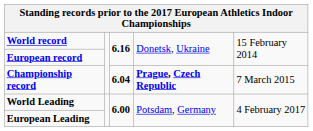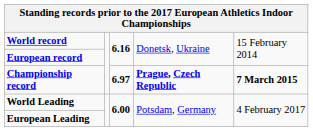(121, 79) 6.04 -> (121, 79) 6.97
(266, 79) normal -> (267, 79) bold
